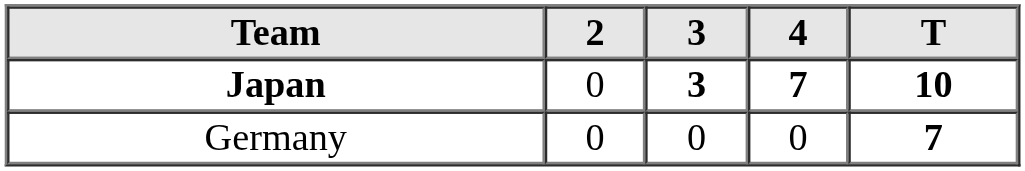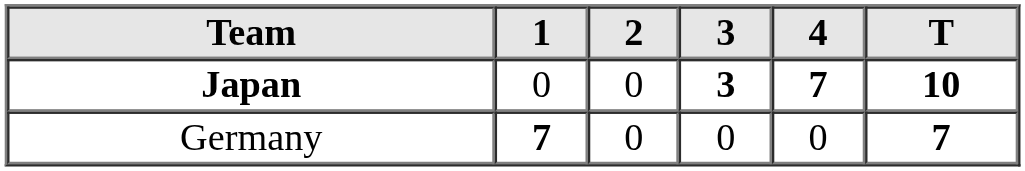+ column: (541, 31)
